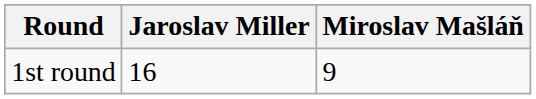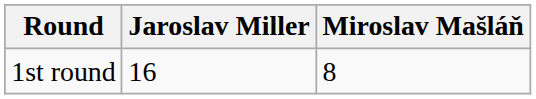(329, 70) 9 -> (329, 70) 8
